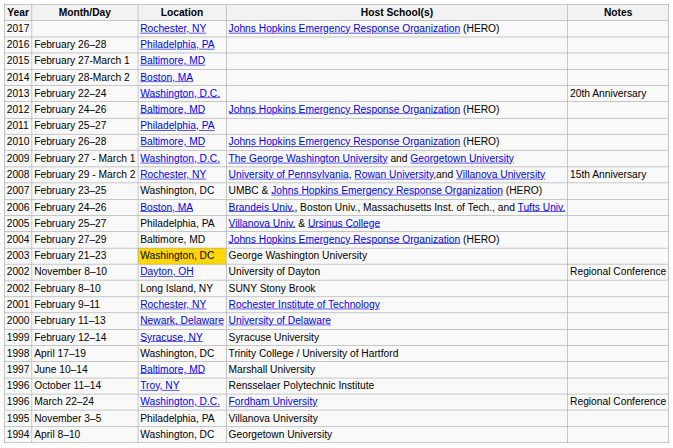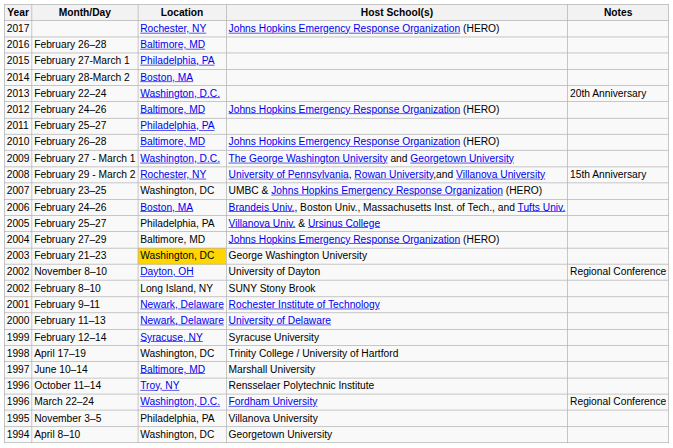(177, 45) Philadelphia, PA -> (173, 45) Baltimore, MD
(173, 61) Baltimore, MD -> (177, 61) Philadelphia, PA
(173, 304) Rochester, NY -> (182, 304) Newark, Delaware
